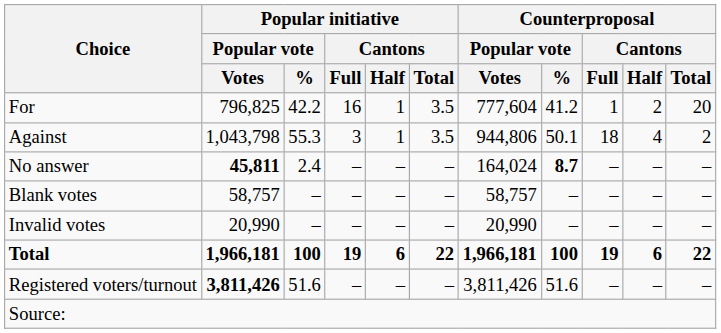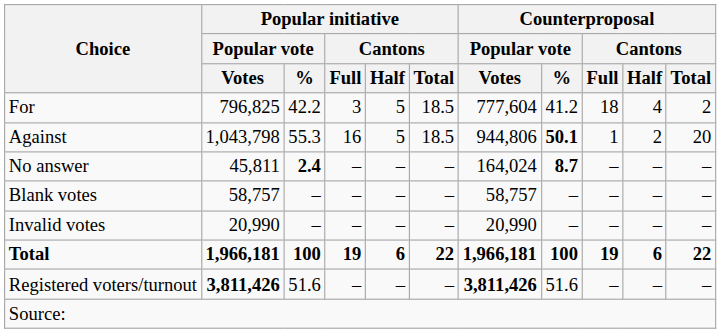(352, 107) 16 -> (357, 107) 3
(400, 107) 1 -> (400, 107) 5
(442, 107) 3.5 -> (438, 107) 18.5
(614, 107) 1 -> (609, 107) 18
(657, 107) 2 -> (657, 107) 4
(702, 107) 20 -> (707, 107) 2
(357, 136) 3 -> (352, 136) 16
(400, 136) 1 -> (400, 136) 5
(442, 136) 3.5 -> (438, 136) 18.5
(562, 136) normal -> (562, 136) bold
(609, 136) 18 -> (614, 136) 1
(657, 136) 4 -> (657, 136) 2
(707, 136) 2 -> (702, 136) 20
(255, 166) bold -> (255, 166) normal
(309, 166) normal -> (309, 166) bold
(500, 284) normal -> (500, 284) bold
